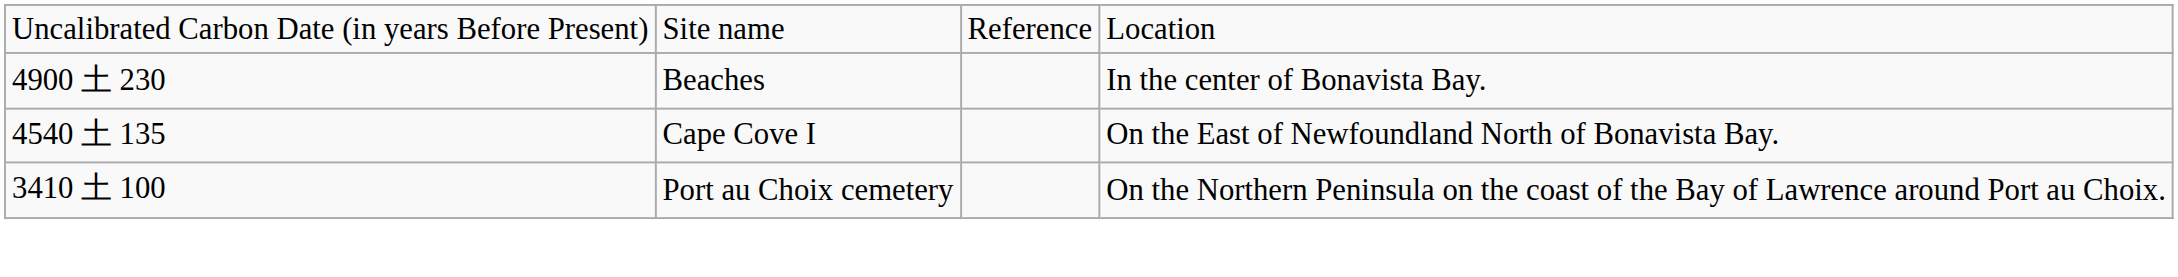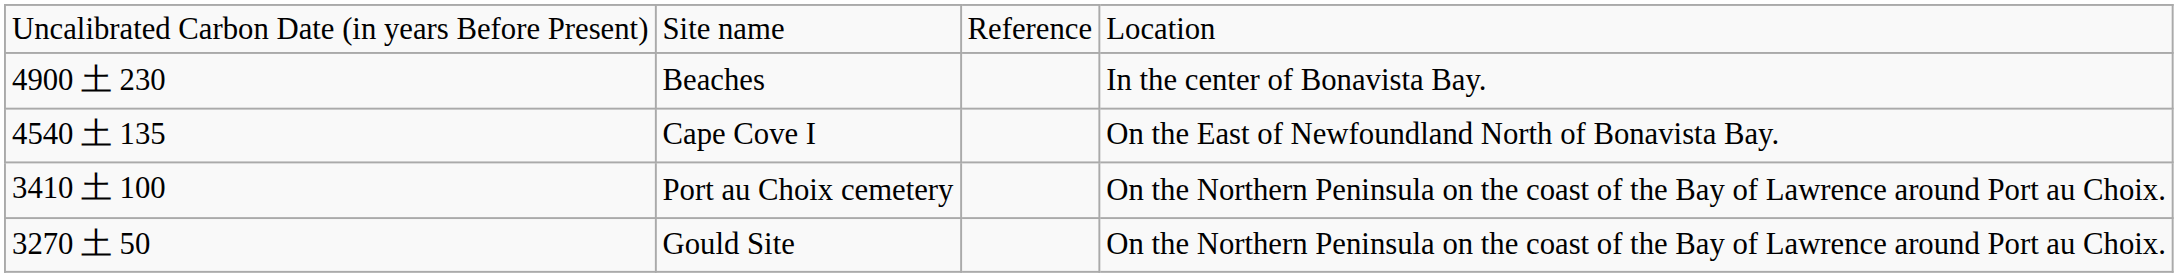+ row: (729, 243)
